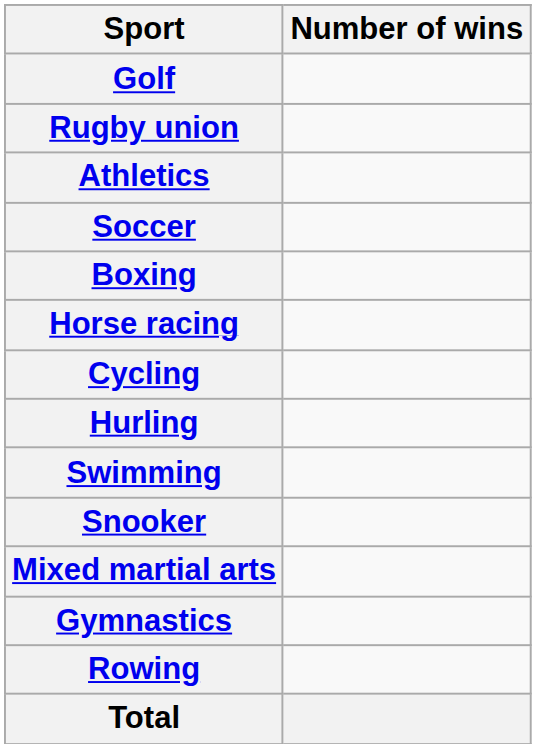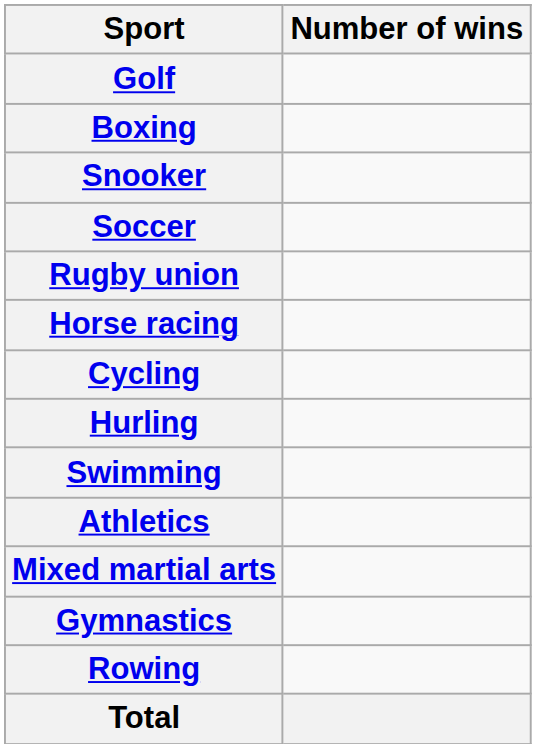rows swapped: (144, 275) <-> (144, 127)
rows swapped: (144, 176) <-> (144, 521)
